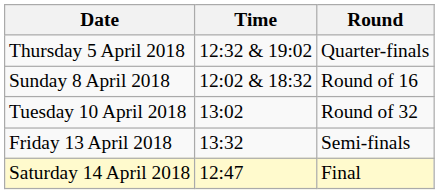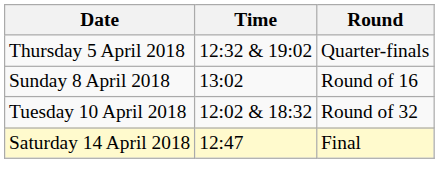(256, 81) 12:02 & 18:32 -> (221, 81) 13:02
(221, 111) 13:02 -> (256, 111) 12:02 & 18:32
- row: (91, 142)
